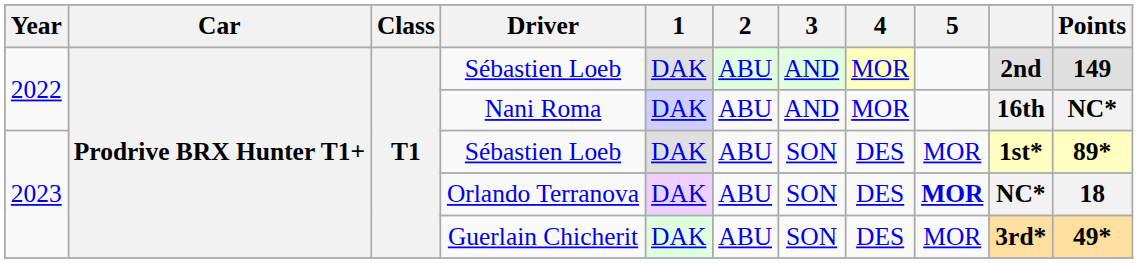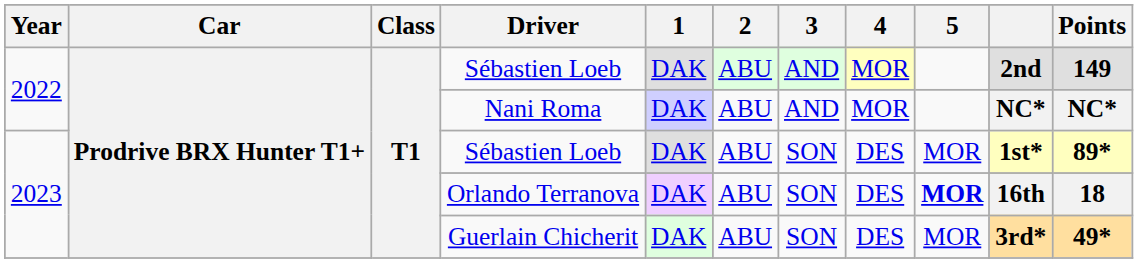(1021, 109) 16th -> (1021, 109) NC*
(1021, 194) NC* -> (1021, 194) 16th
